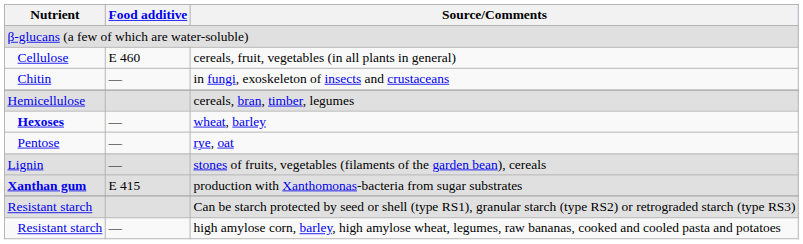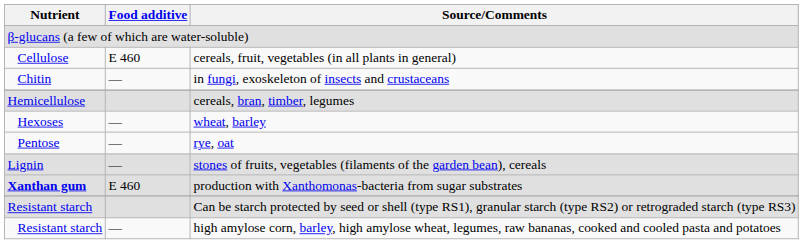(36, 121) bold -> (35, 121) normal
(124, 185) E 415 -> (124, 185) E 460
